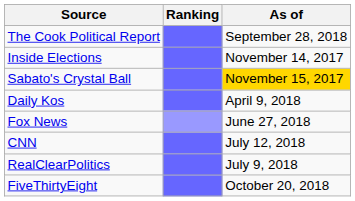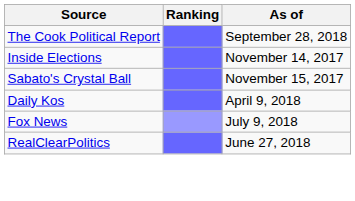(284, 79) gold background -> (284, 79) no background
(268, 121) June 27, 2018 -> (262, 121) July 9, 2018
- row: (22, 143)
(262, 164) July 9, 2018 -> (268, 143) June 27, 2018
- row: (52, 185)
